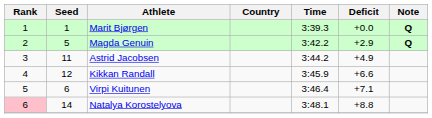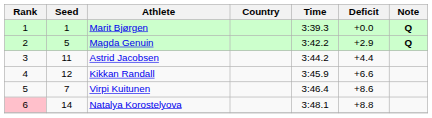(364, 58) +4.9 -> (364, 58) +4.4
(67, 89) 6 -> (67, 89) 7
(364, 89) +7.1 -> (364, 89) +8.6
